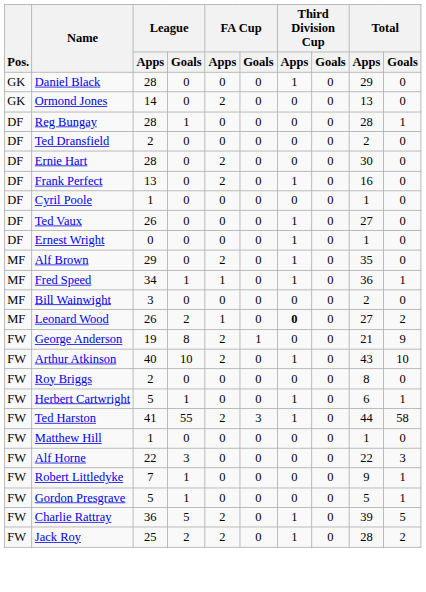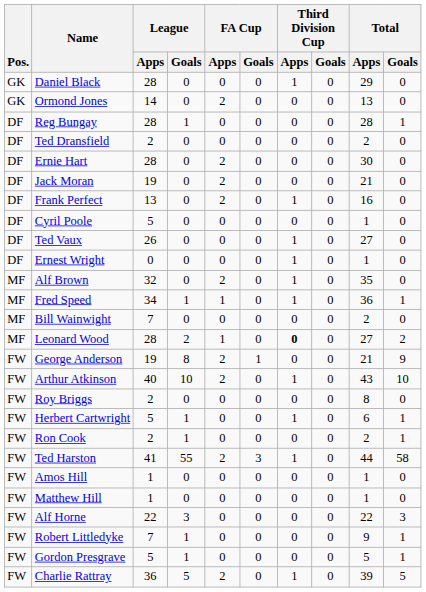+ row: (64, 181)
(150, 200) 1 -> (150, 220) 5
(150, 260) 29 -> (150, 279) 32
(150, 299) 3 -> (150, 319) 7
(150, 319) 26 -> (150, 339) 28
+ row: (60, 438)
+ row: (61, 477)
- row: (58, 537)
